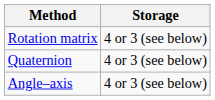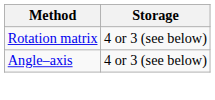- row: (40, 60)
